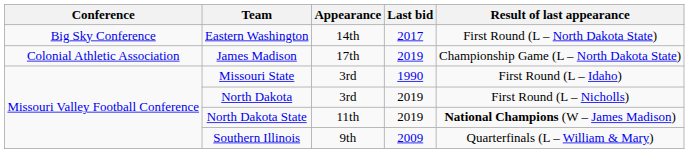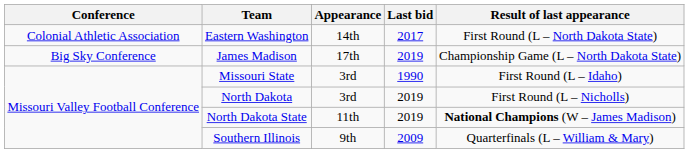(103, 35) Big Sky Conference -> (103, 35) Colonial Athletic Association
(103, 55) Colonial Athletic Association -> (103, 55) Big Sky Conference
